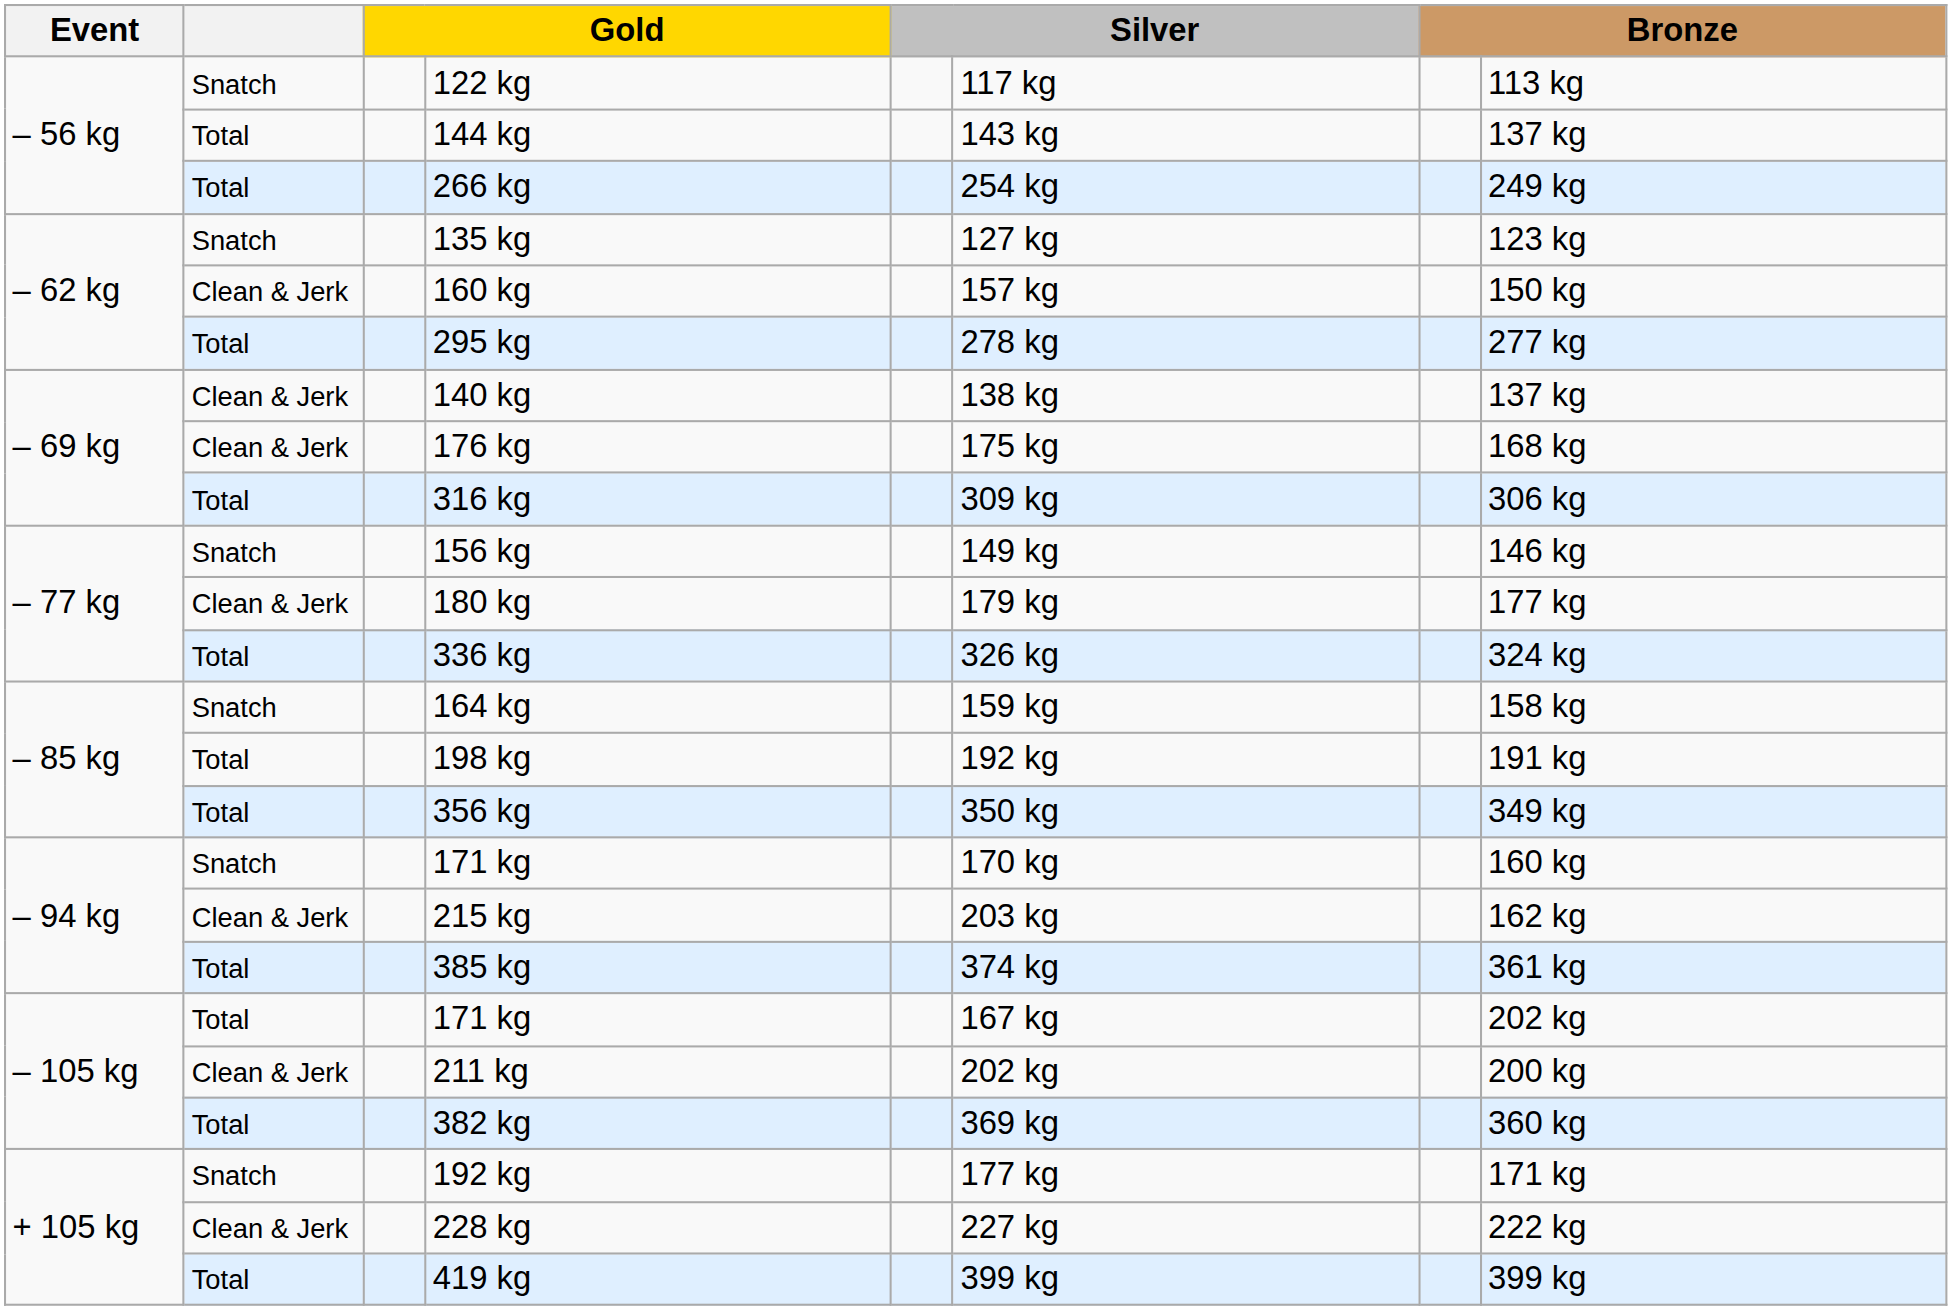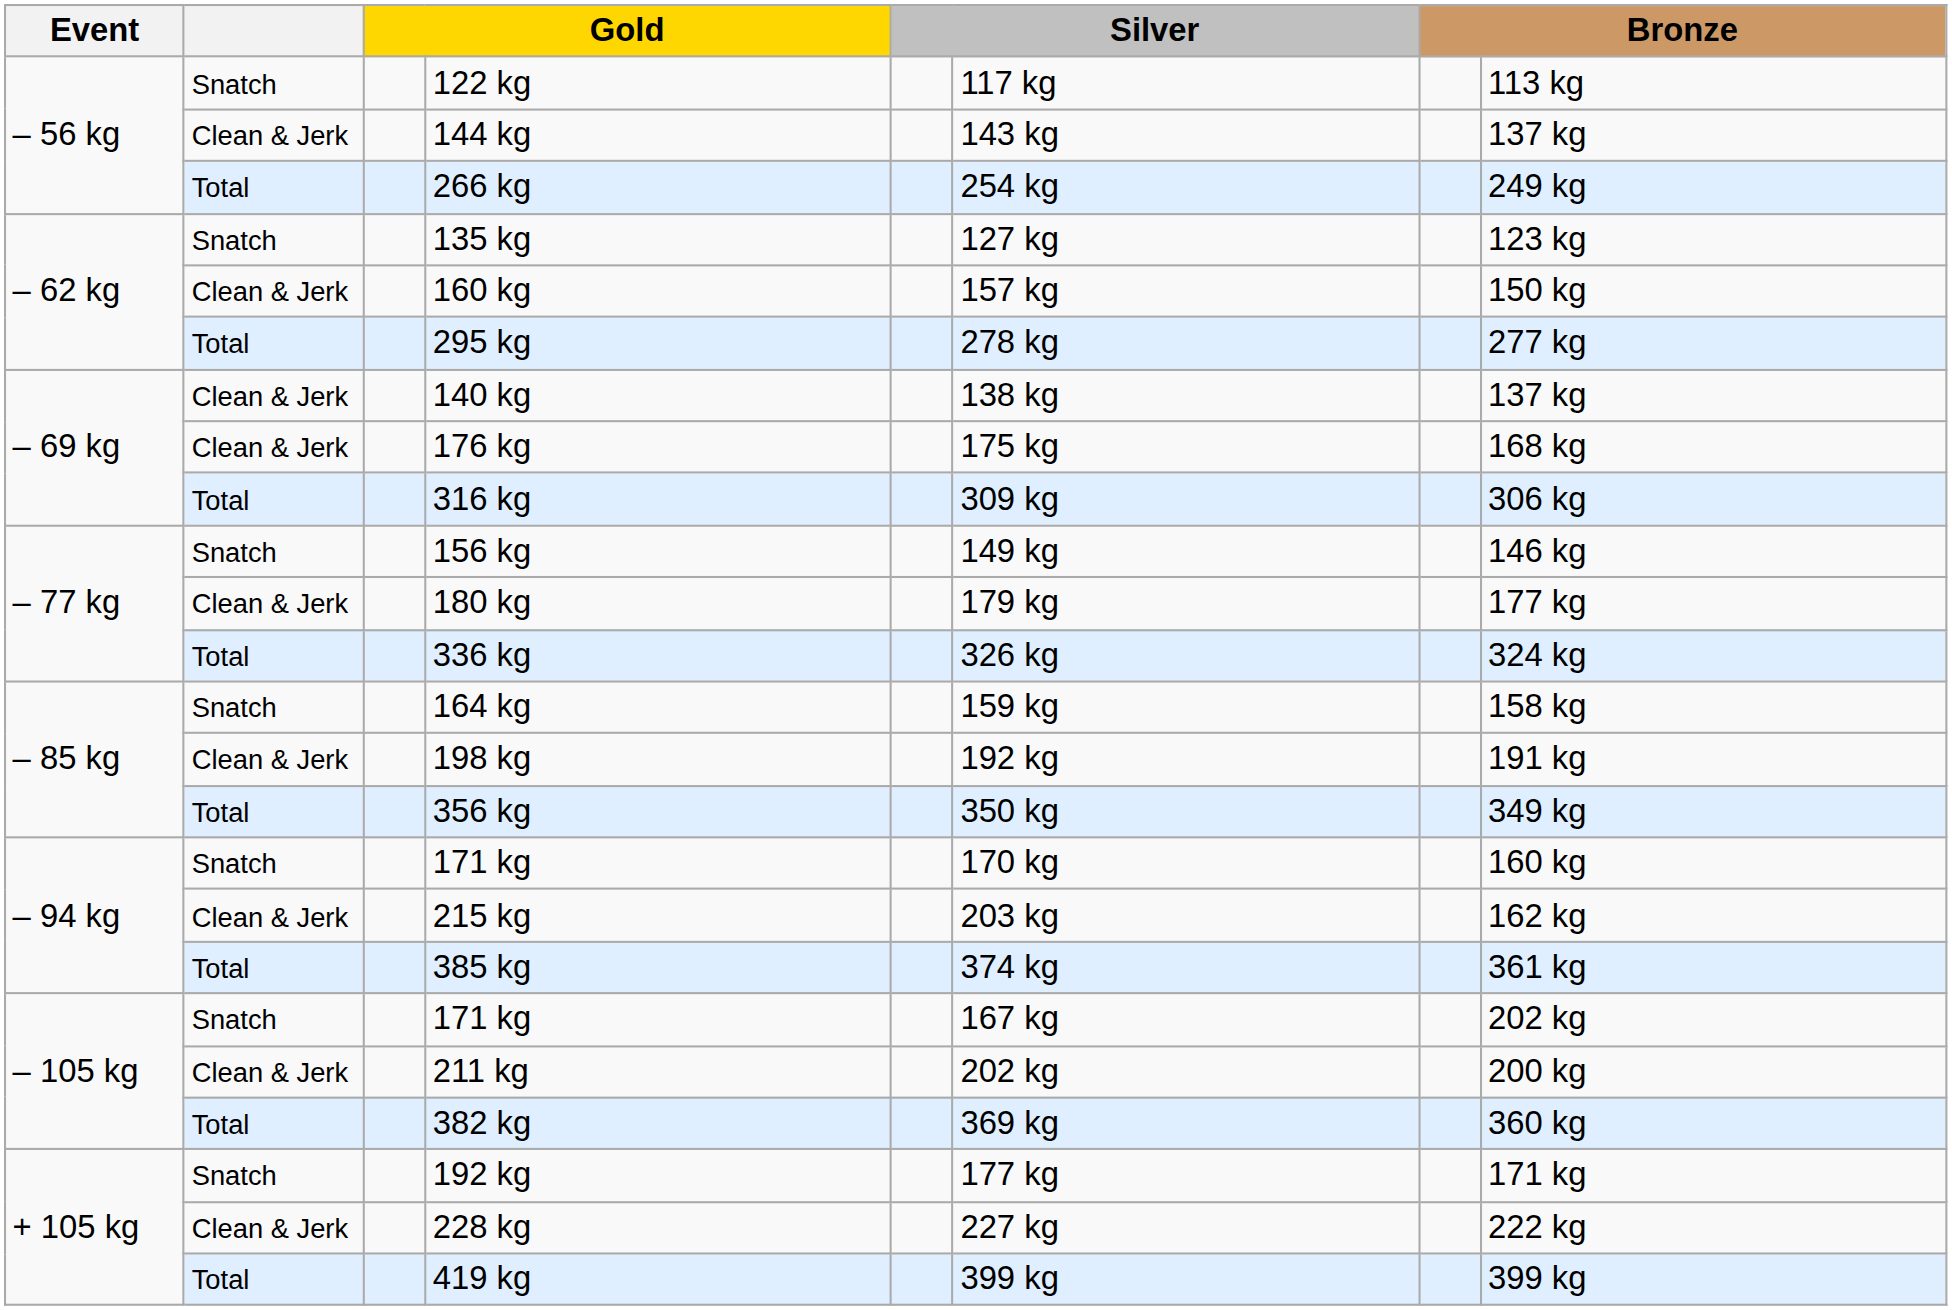(221, 136) Total -> (270, 136) Clean & Jerk
(221, 760) Total -> (270, 760) Clean & Jerk
(221, 1020) Total -> (234, 1020) Snatch
